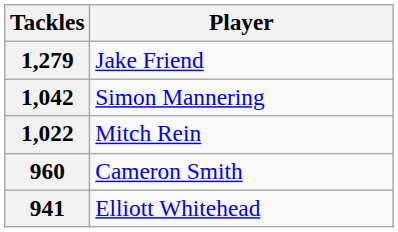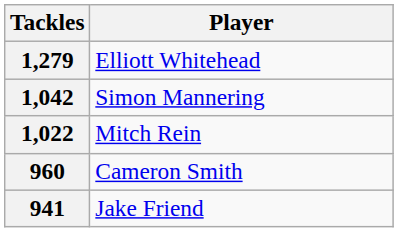(149, 60) Jake Friend -> (178, 60) Elliott Whitehead
(178, 208) Elliott Whitehead -> (149, 208) Jake Friend
